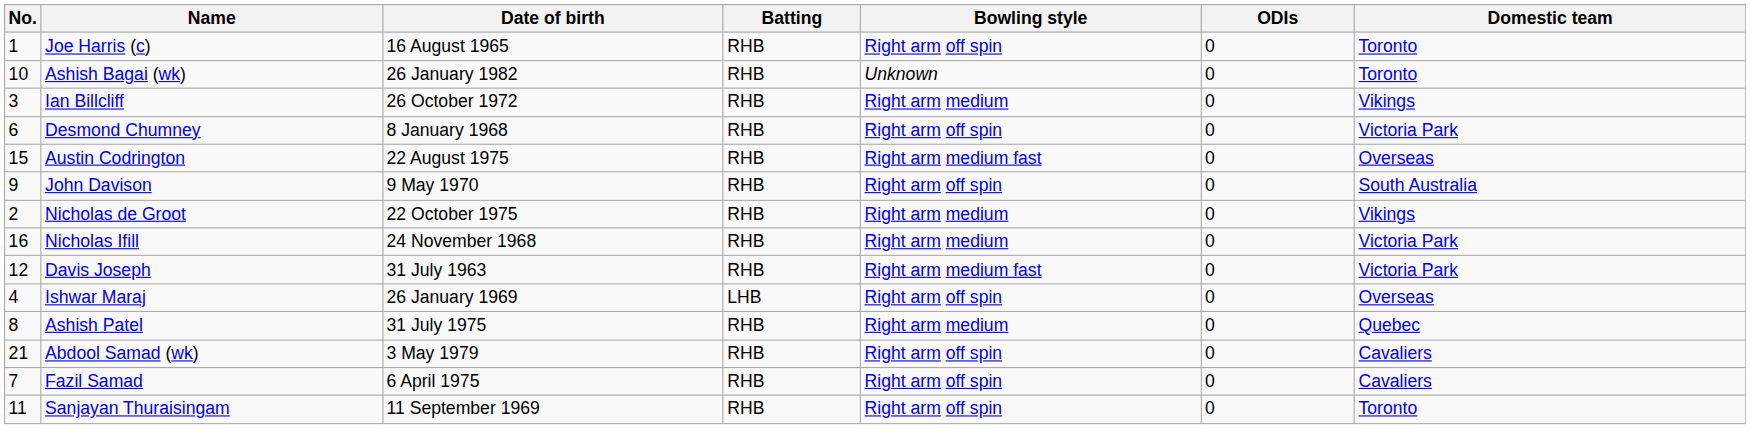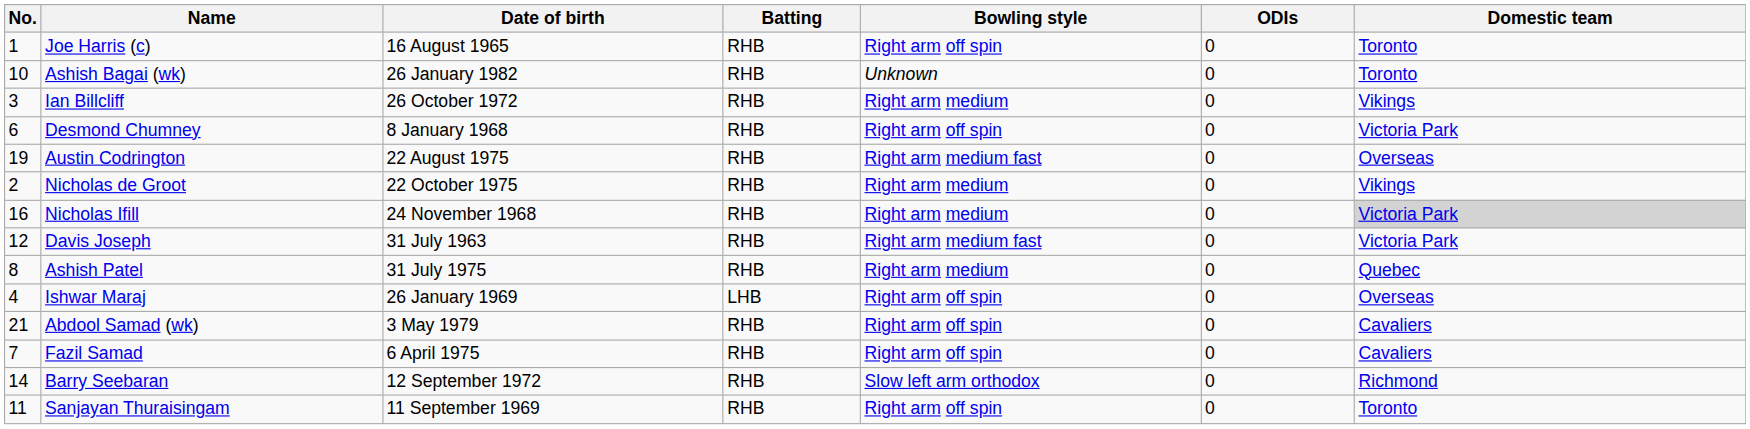(18, 158) 15 -> (18, 158) 19
- row: (98, 185)
(1408, 241) no background -> (1408, 213) lightgrey background
rows swapped: (95, 297) <-> (94, 325)
+ row: (107, 381)
